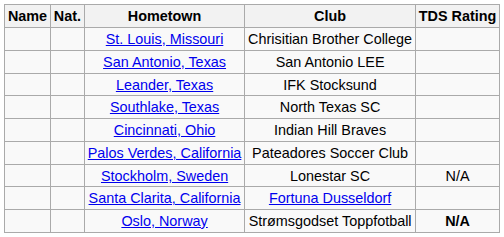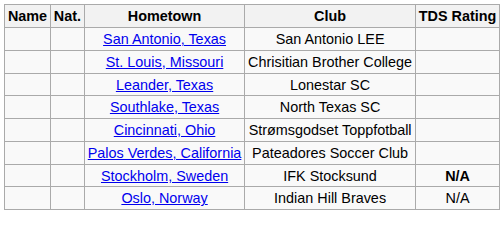rows swapped: (165, 39) <-> (165, 62)
(330, 85) IFK Stocksund -> (330, 85) Lonestar SC
(330, 130) Indian Hill Braves -> (330, 130) Strømsgodset Toppfotball
(330, 176) Lonestar SC -> (330, 176) IFK Stocksund
(458, 176) normal -> (458, 176) bold
- row: (165, 198)
(330, 221) Strømsgodset Toppfotball -> (330, 198) Indian Hill Braves
(458, 221) bold -> (458, 198) normal
